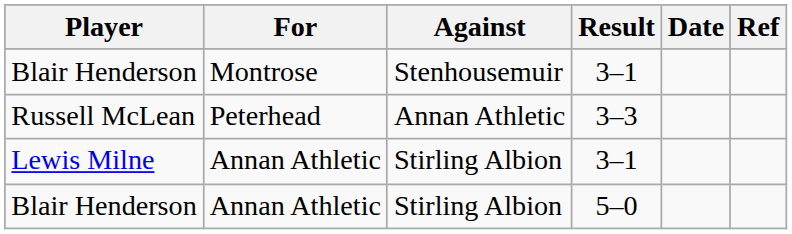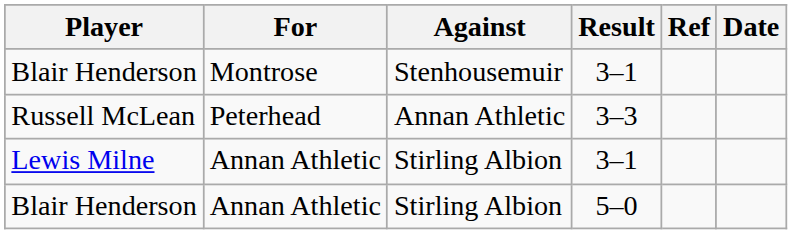columns swapped: (696, 26) <-> (758, 26)
